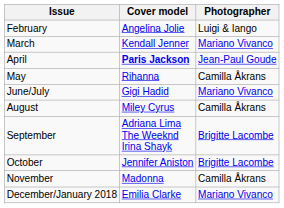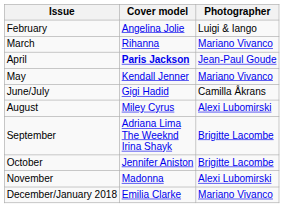(155, 44) Kendall Jenner -> (140, 44) Rihanna
(140, 76) Rihanna -> (155, 76) Kendall Jenner
(232, 76) Camilla Åkrans -> (236, 76) Mariano Vivanco
(236, 92) Mariano Vivanco -> (232, 92) Camilla Åkrans
(232, 108) Camilla Åkrans -> (235, 108) Alexi Lubomirski
(232, 179) Camilla Åkrans -> (235, 179) Alexi Lubomirski
